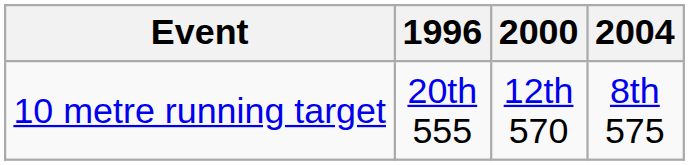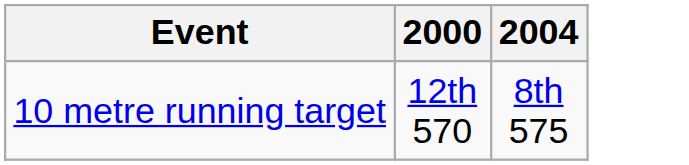- column: (442, 32)
